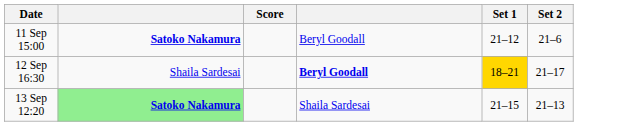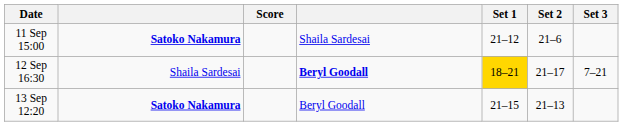+ column: (595, 14)
(332, 40) Beryl Goodall -> (335, 40) Shaila Sardesai
(196, 105) lightgreen background -> (196, 105) no background
(335, 105) Shaila Sardesai -> (332, 105) Beryl Goodall
